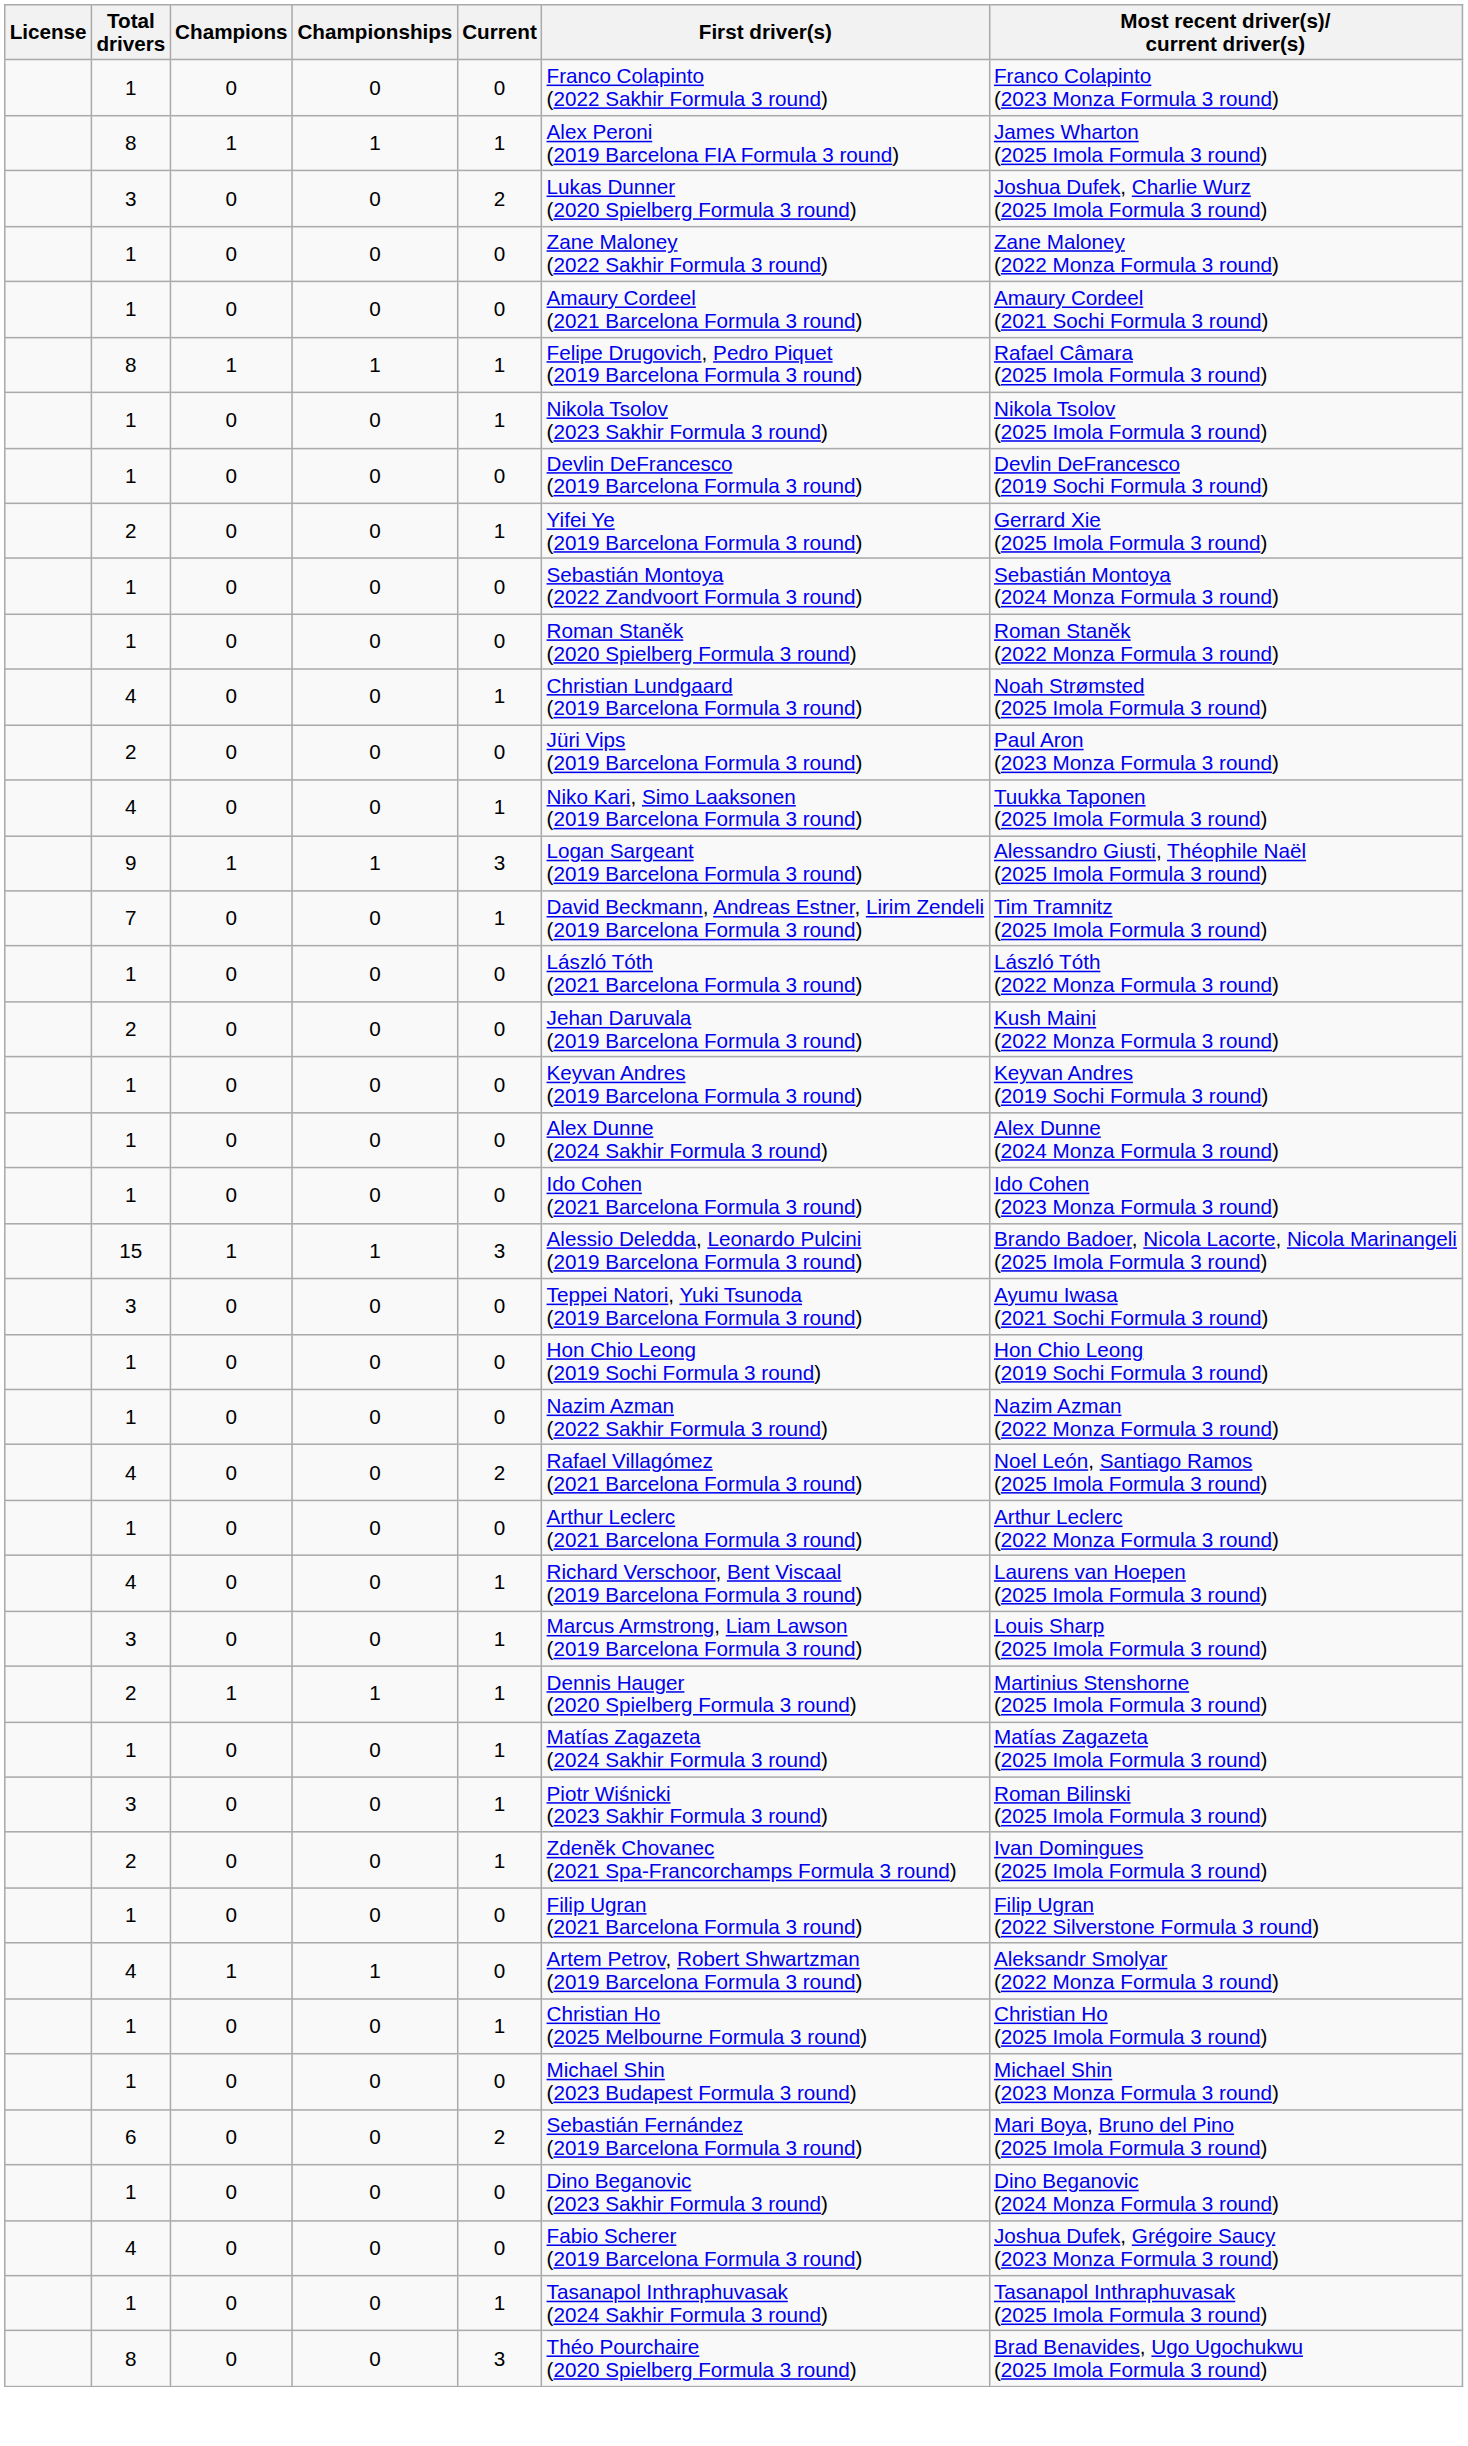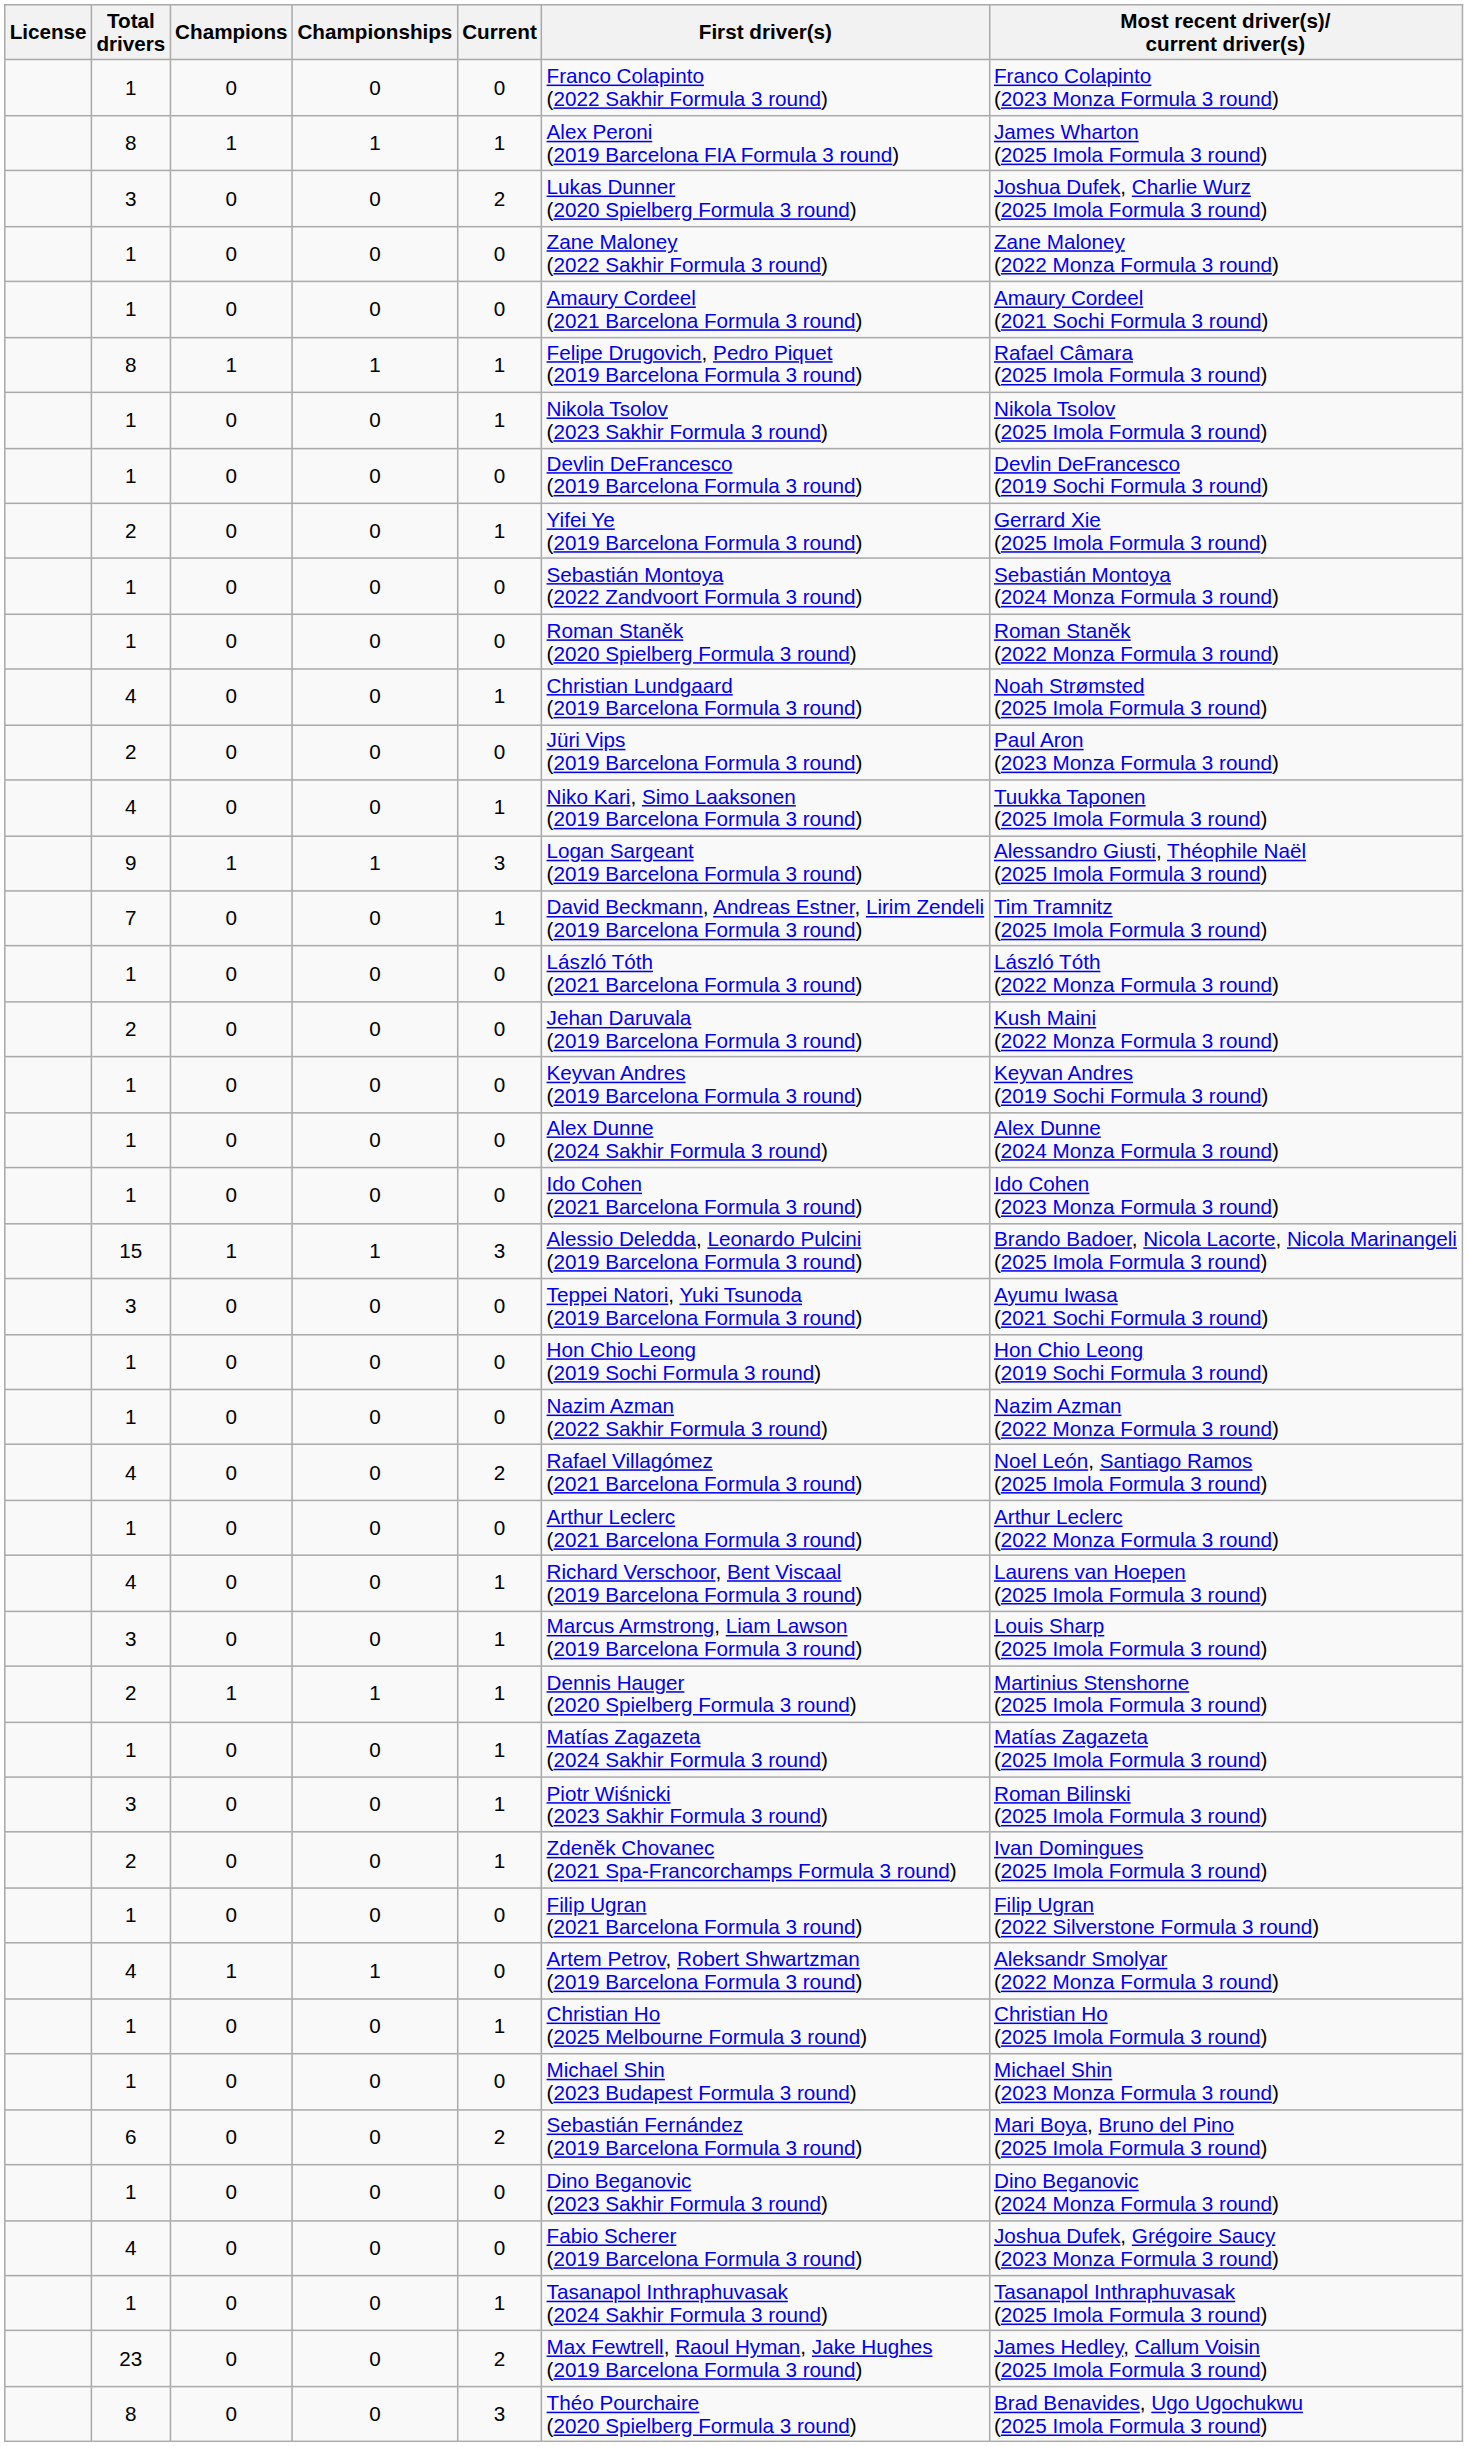+ row: (131, 2358)
